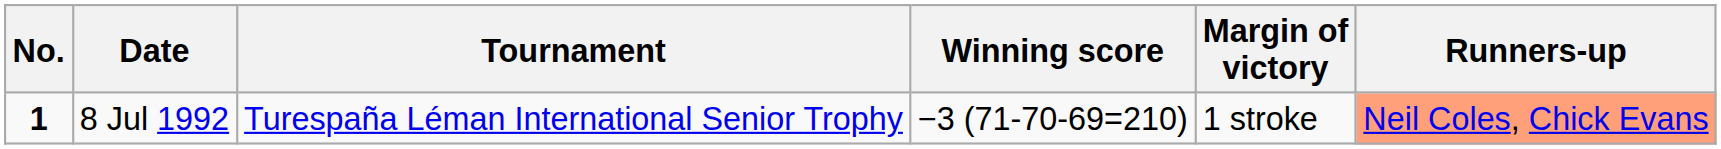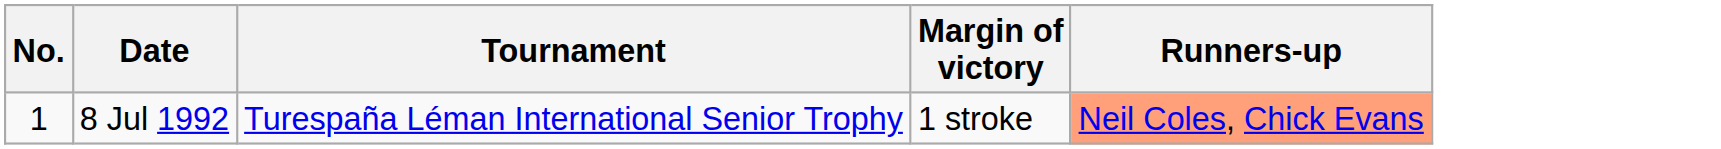- column: (1053, 49)
(39, 118) bold -> (39, 118) normal
